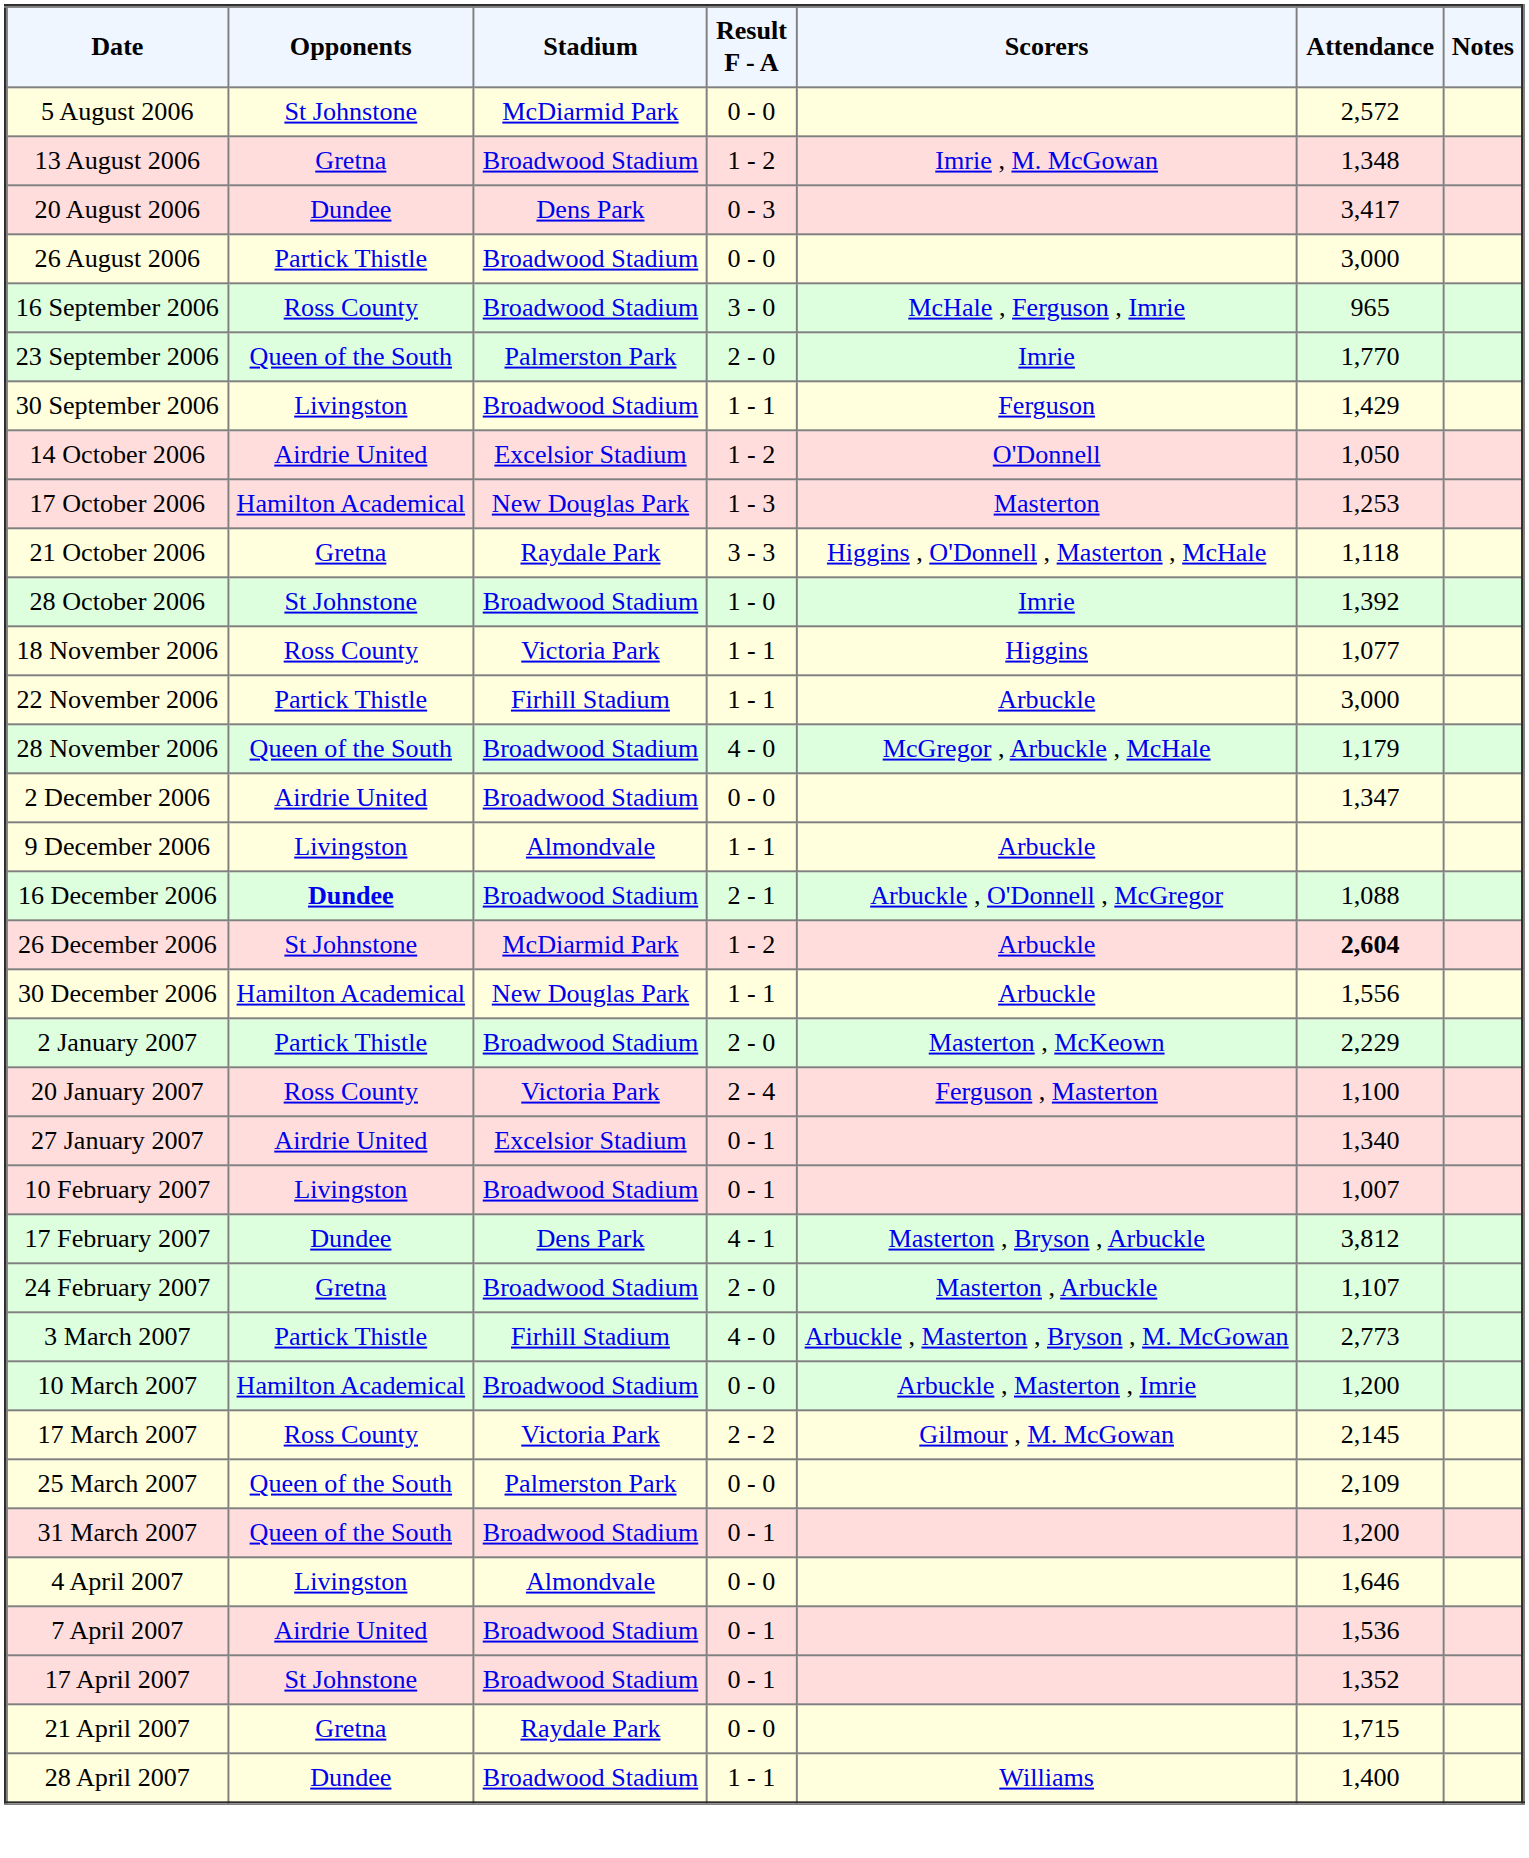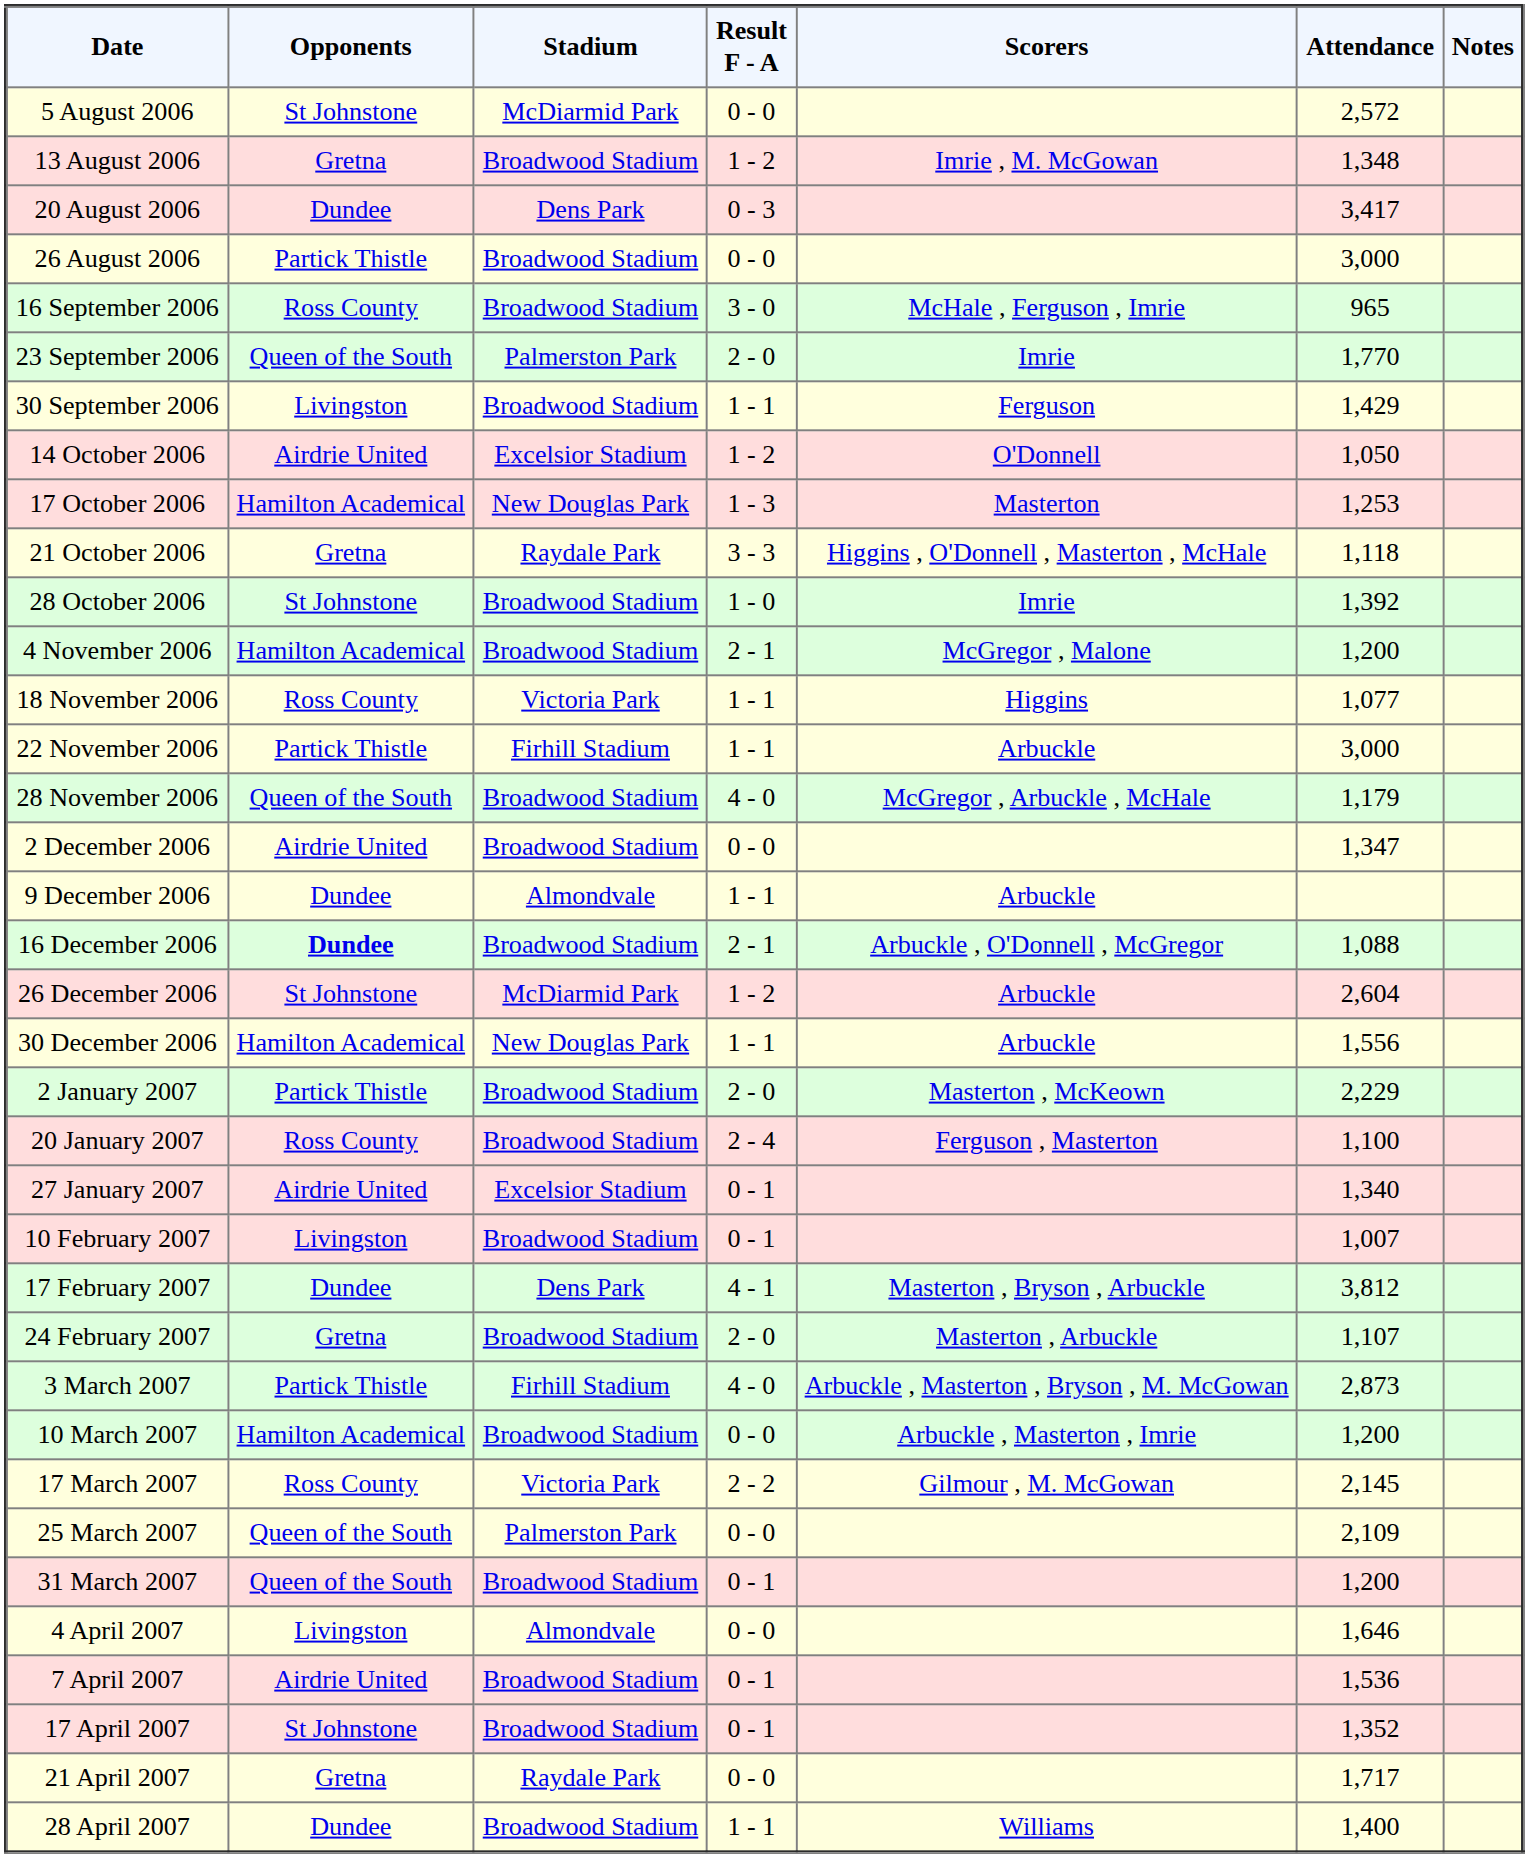+ row: (117, 650)
(351, 846) Livingston -> (351, 895) Dundee
(1370, 944) bold -> (1370, 993) normal
(590, 1091) Victoria Park -> (590, 1140) Broadwood Stadium
(1370, 1336) 2,773 -> (1370, 1385) 2,873
(1370, 1728) 1,715 -> (1370, 1777) 1,717
